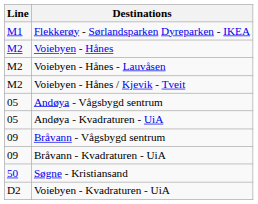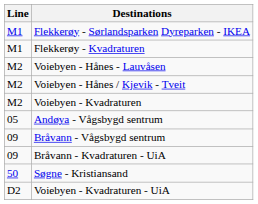+ row: (89, 48)
- row: (74, 48)
+ row: (88, 102)
- row: (99, 119)
